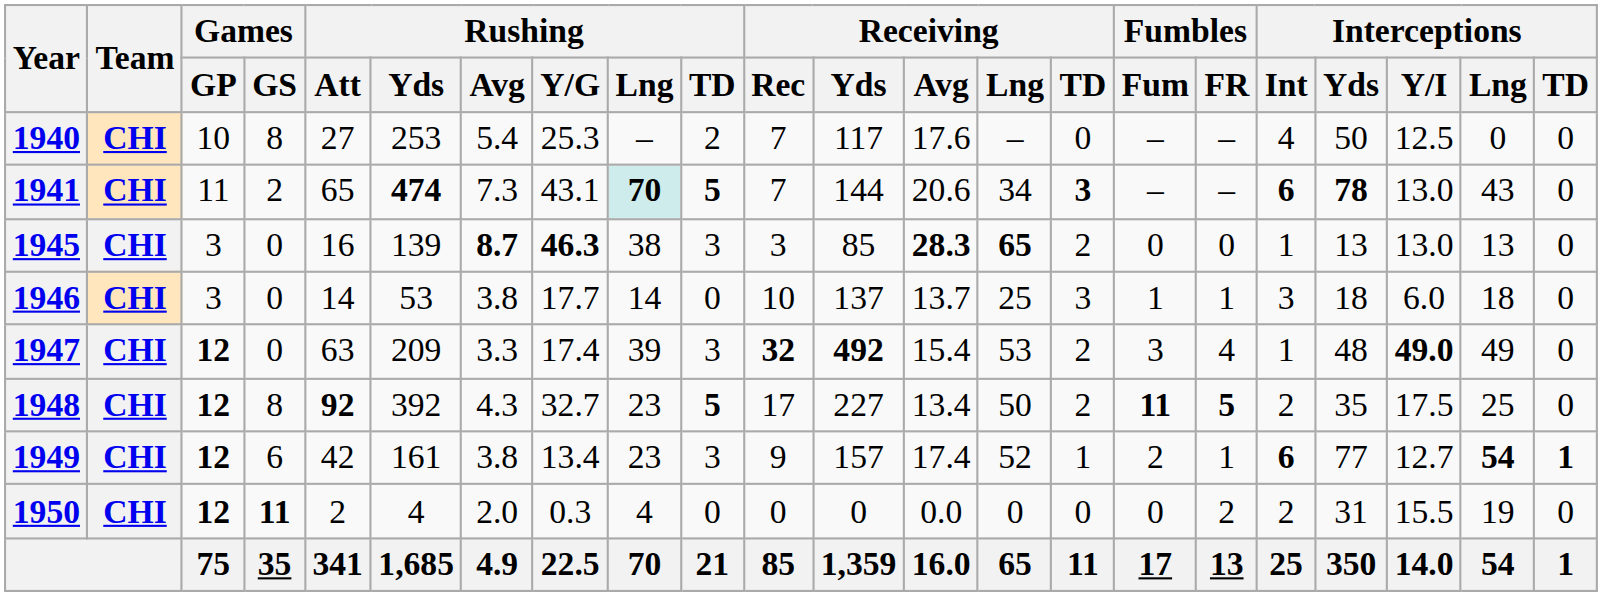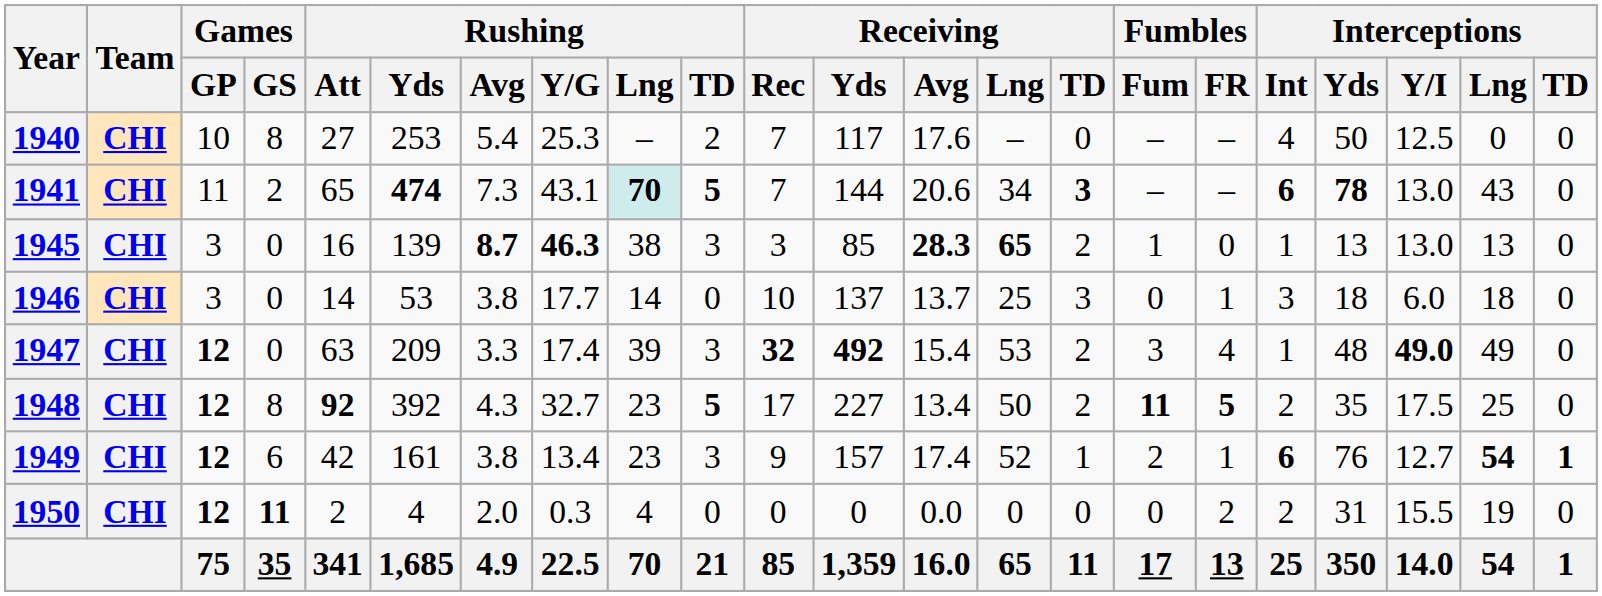(1155, 244) 0 -> (1155, 244) 1
(1155, 297) 1 -> (1155, 297) 0
(1351, 457) 77 -> (1351, 457) 76
